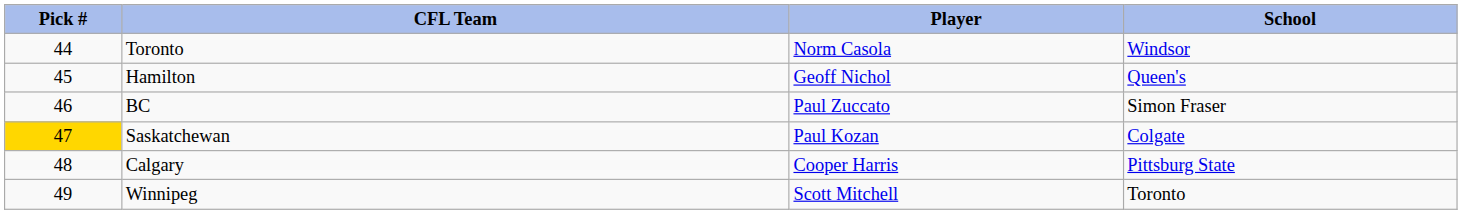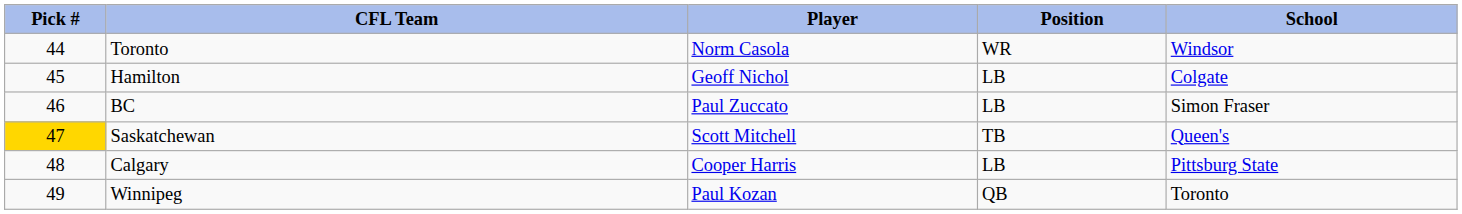+ column: (1072, 19)
(1157, 77) Queen's -> (1199, 77) Colgate
(836, 135) Paul Kozan -> (744, 135) Scott Mitchell
(1156, 135) Colgate -> (1200, 135) Queen's
(846, 194) Scott Mitchell -> (734, 194) Paul Kozan
